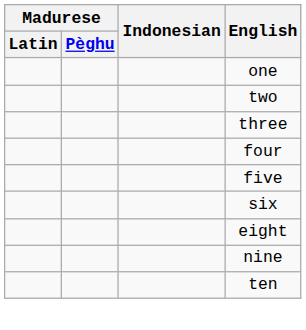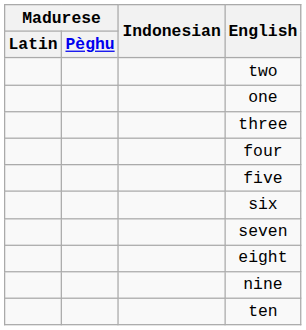rows swapped: (263, 71) <-> (263, 98)
+ row: (263, 232)
